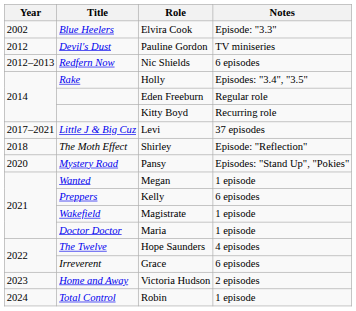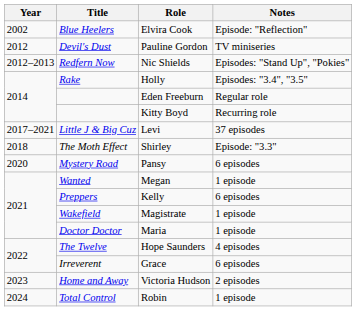(246, 29) Episode: "3.3" -> (261, 29) Episode: "Reflection"
(237, 63) 6 episodes -> (282, 63) Episodes: "Stand Up", "Pokies"
(261, 146) Episode: "Reflection" -> (246, 146) Episode: "3.3"
(282, 163) Episodes: "Stand Up", "Pokies" -> (237, 163) 6 episodes
